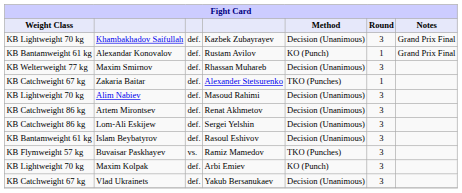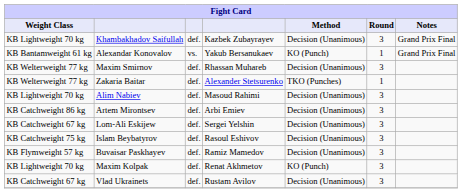(194, 53) def. -> (192, 53) vs.
(230, 53) Rustam Avilov -> (239, 53) Yakub Bersanukaev
(46, 82) KB Catchweight 67 kg -> (47, 82) KB Welterweight 77 kg
(234, 110) Renat Akhmetov -> (225, 110) Arbi Emiev
(46, 124) KB Catchweight 86 kg -> (46, 124) KB Catchweight 67 kg
(49, 138) KB Bantamweight 61 kg -> (46, 138) KB Catchweight 75 kg
(192, 152) vs. -> (194, 152) def.
(314, 152) TKO (Punches) -> (326, 152) Decision (Unanimous)
(225, 166) Arbi Emiev -> (234, 166) Renat Akhmetov
(239, 180) Yakub Bersanukaev -> (230, 180) Rustam Avilov
